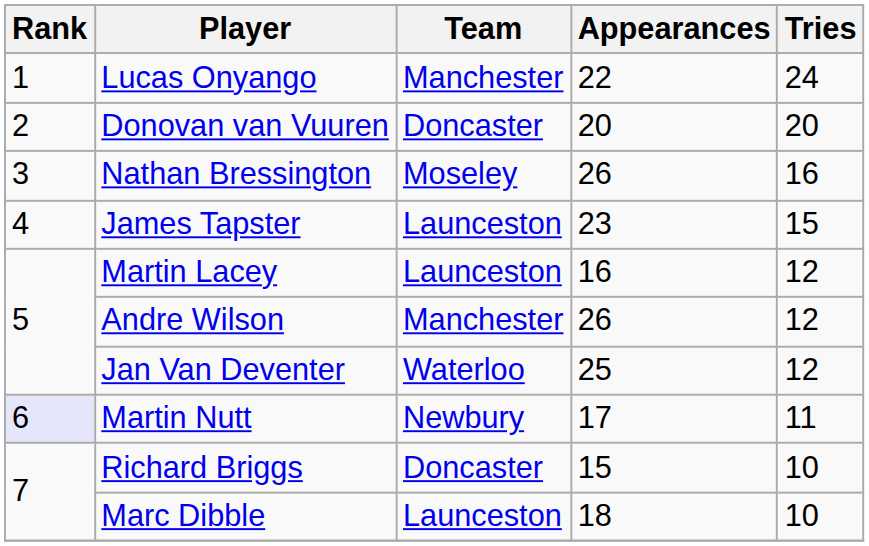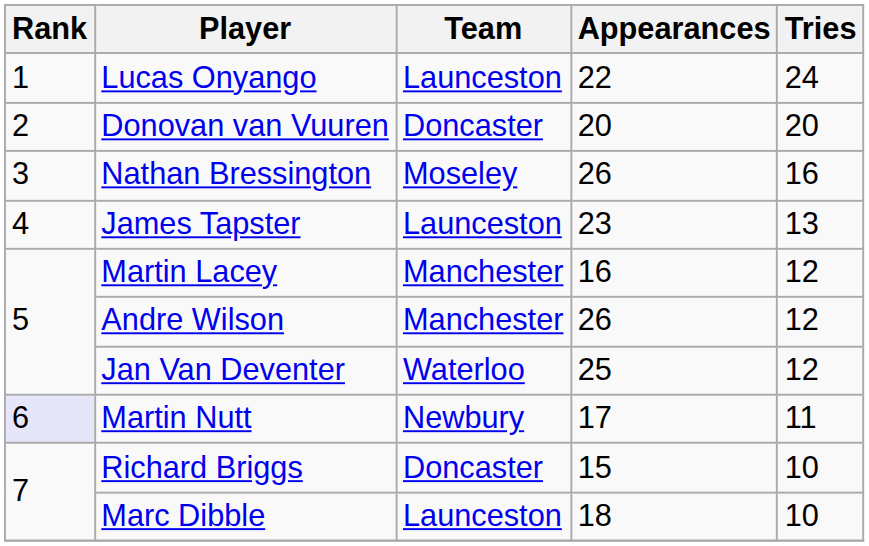(483, 77) Manchester -> (482, 77) Launceston
(802, 223) 15 -> (802, 223) 13
(482, 272) Launceston -> (483, 272) Manchester
